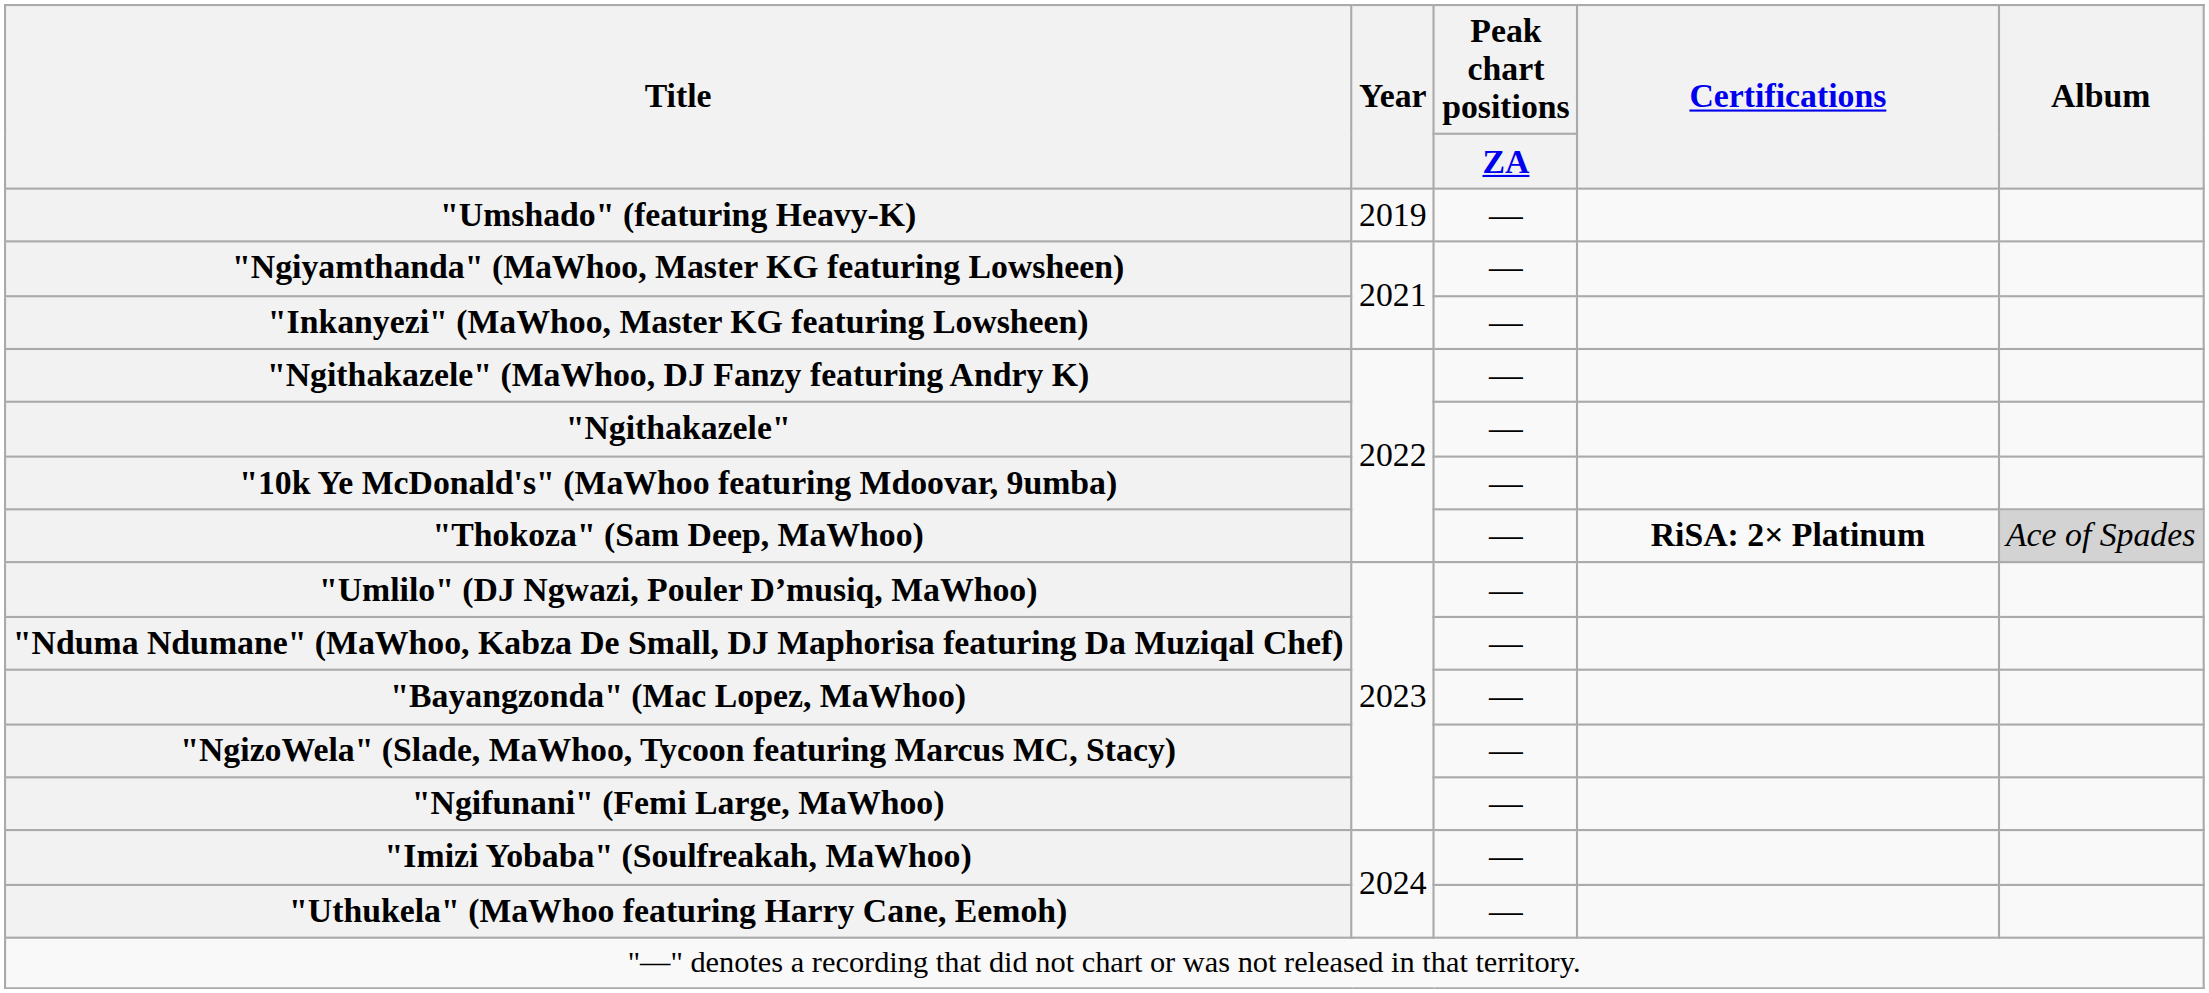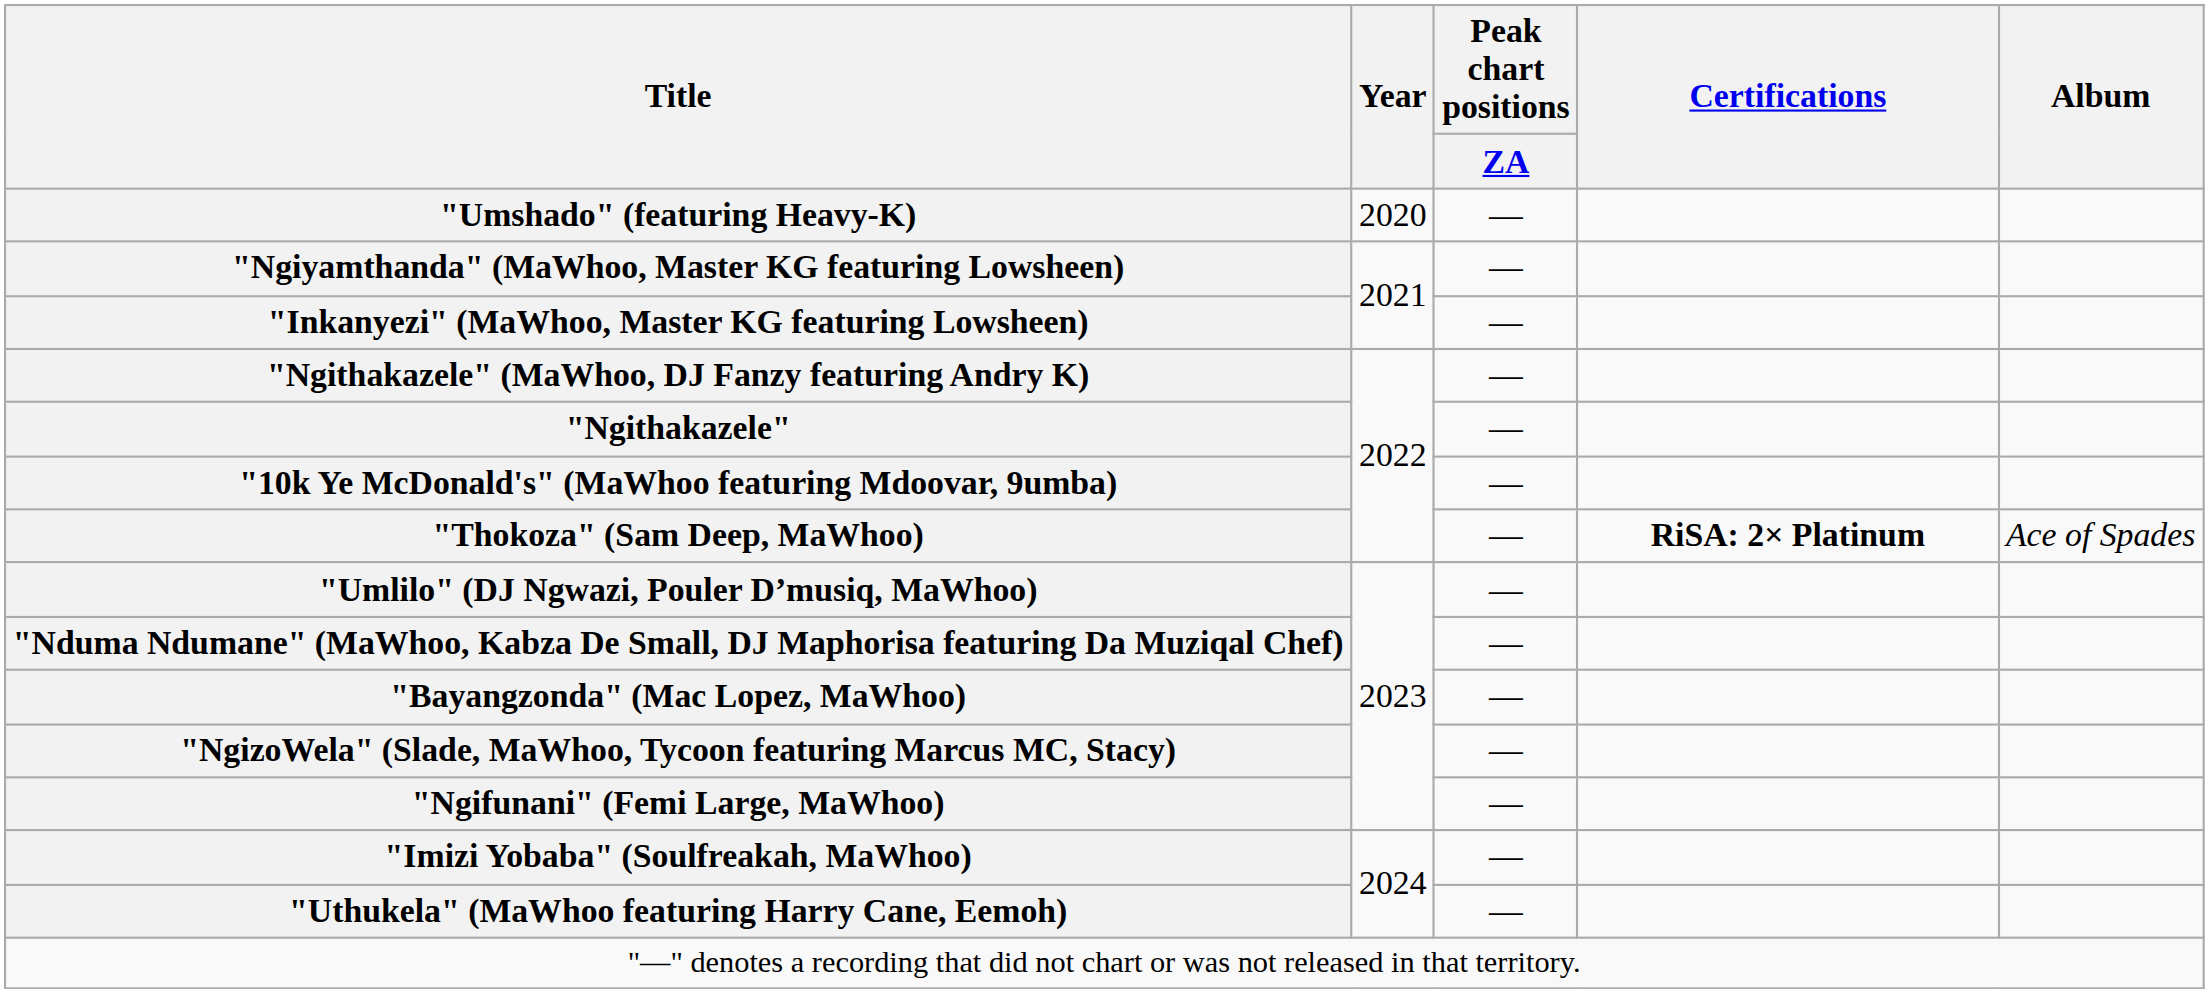(1393, 214) 2019 -> (1393, 214) 2020
(2101, 535) lightgrey background -> (2101, 535) no background
